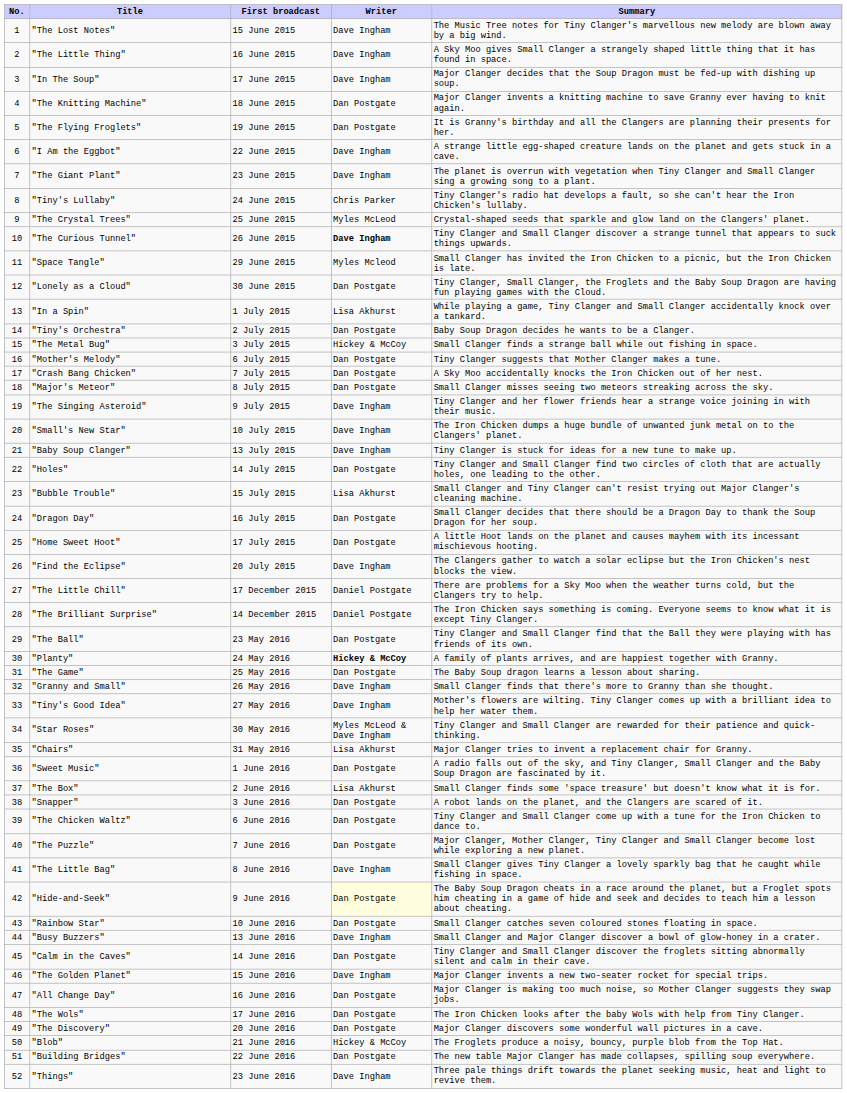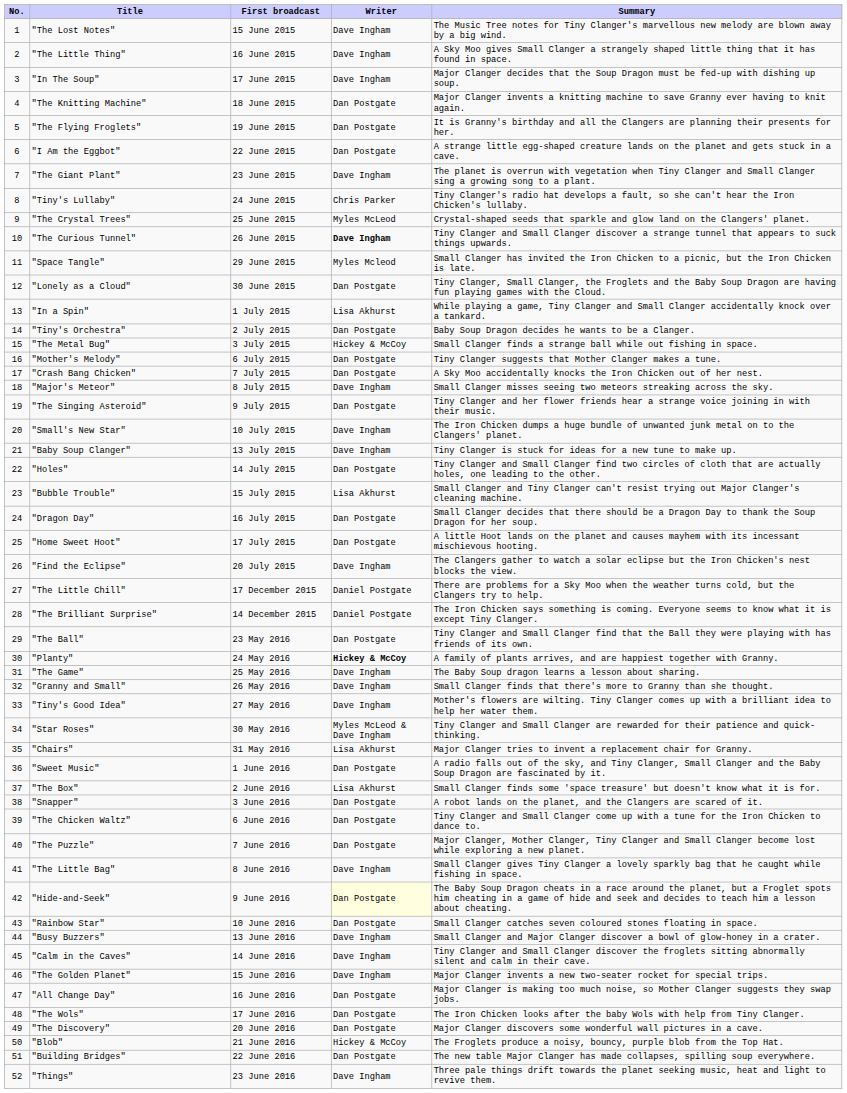(362, 152) Dave Ingham -> (364, 152) Dan Postgate
(364, 388) Dan Postgate -> (362, 388) Dave Ingham
(362, 407) Dave Ingham -> (364, 407) Dan Postgate
(364, 673) Dan Postgate -> (362, 673) Dave Ingham
(364, 957) Dan Postgate -> (362, 957) Dave Ingham
